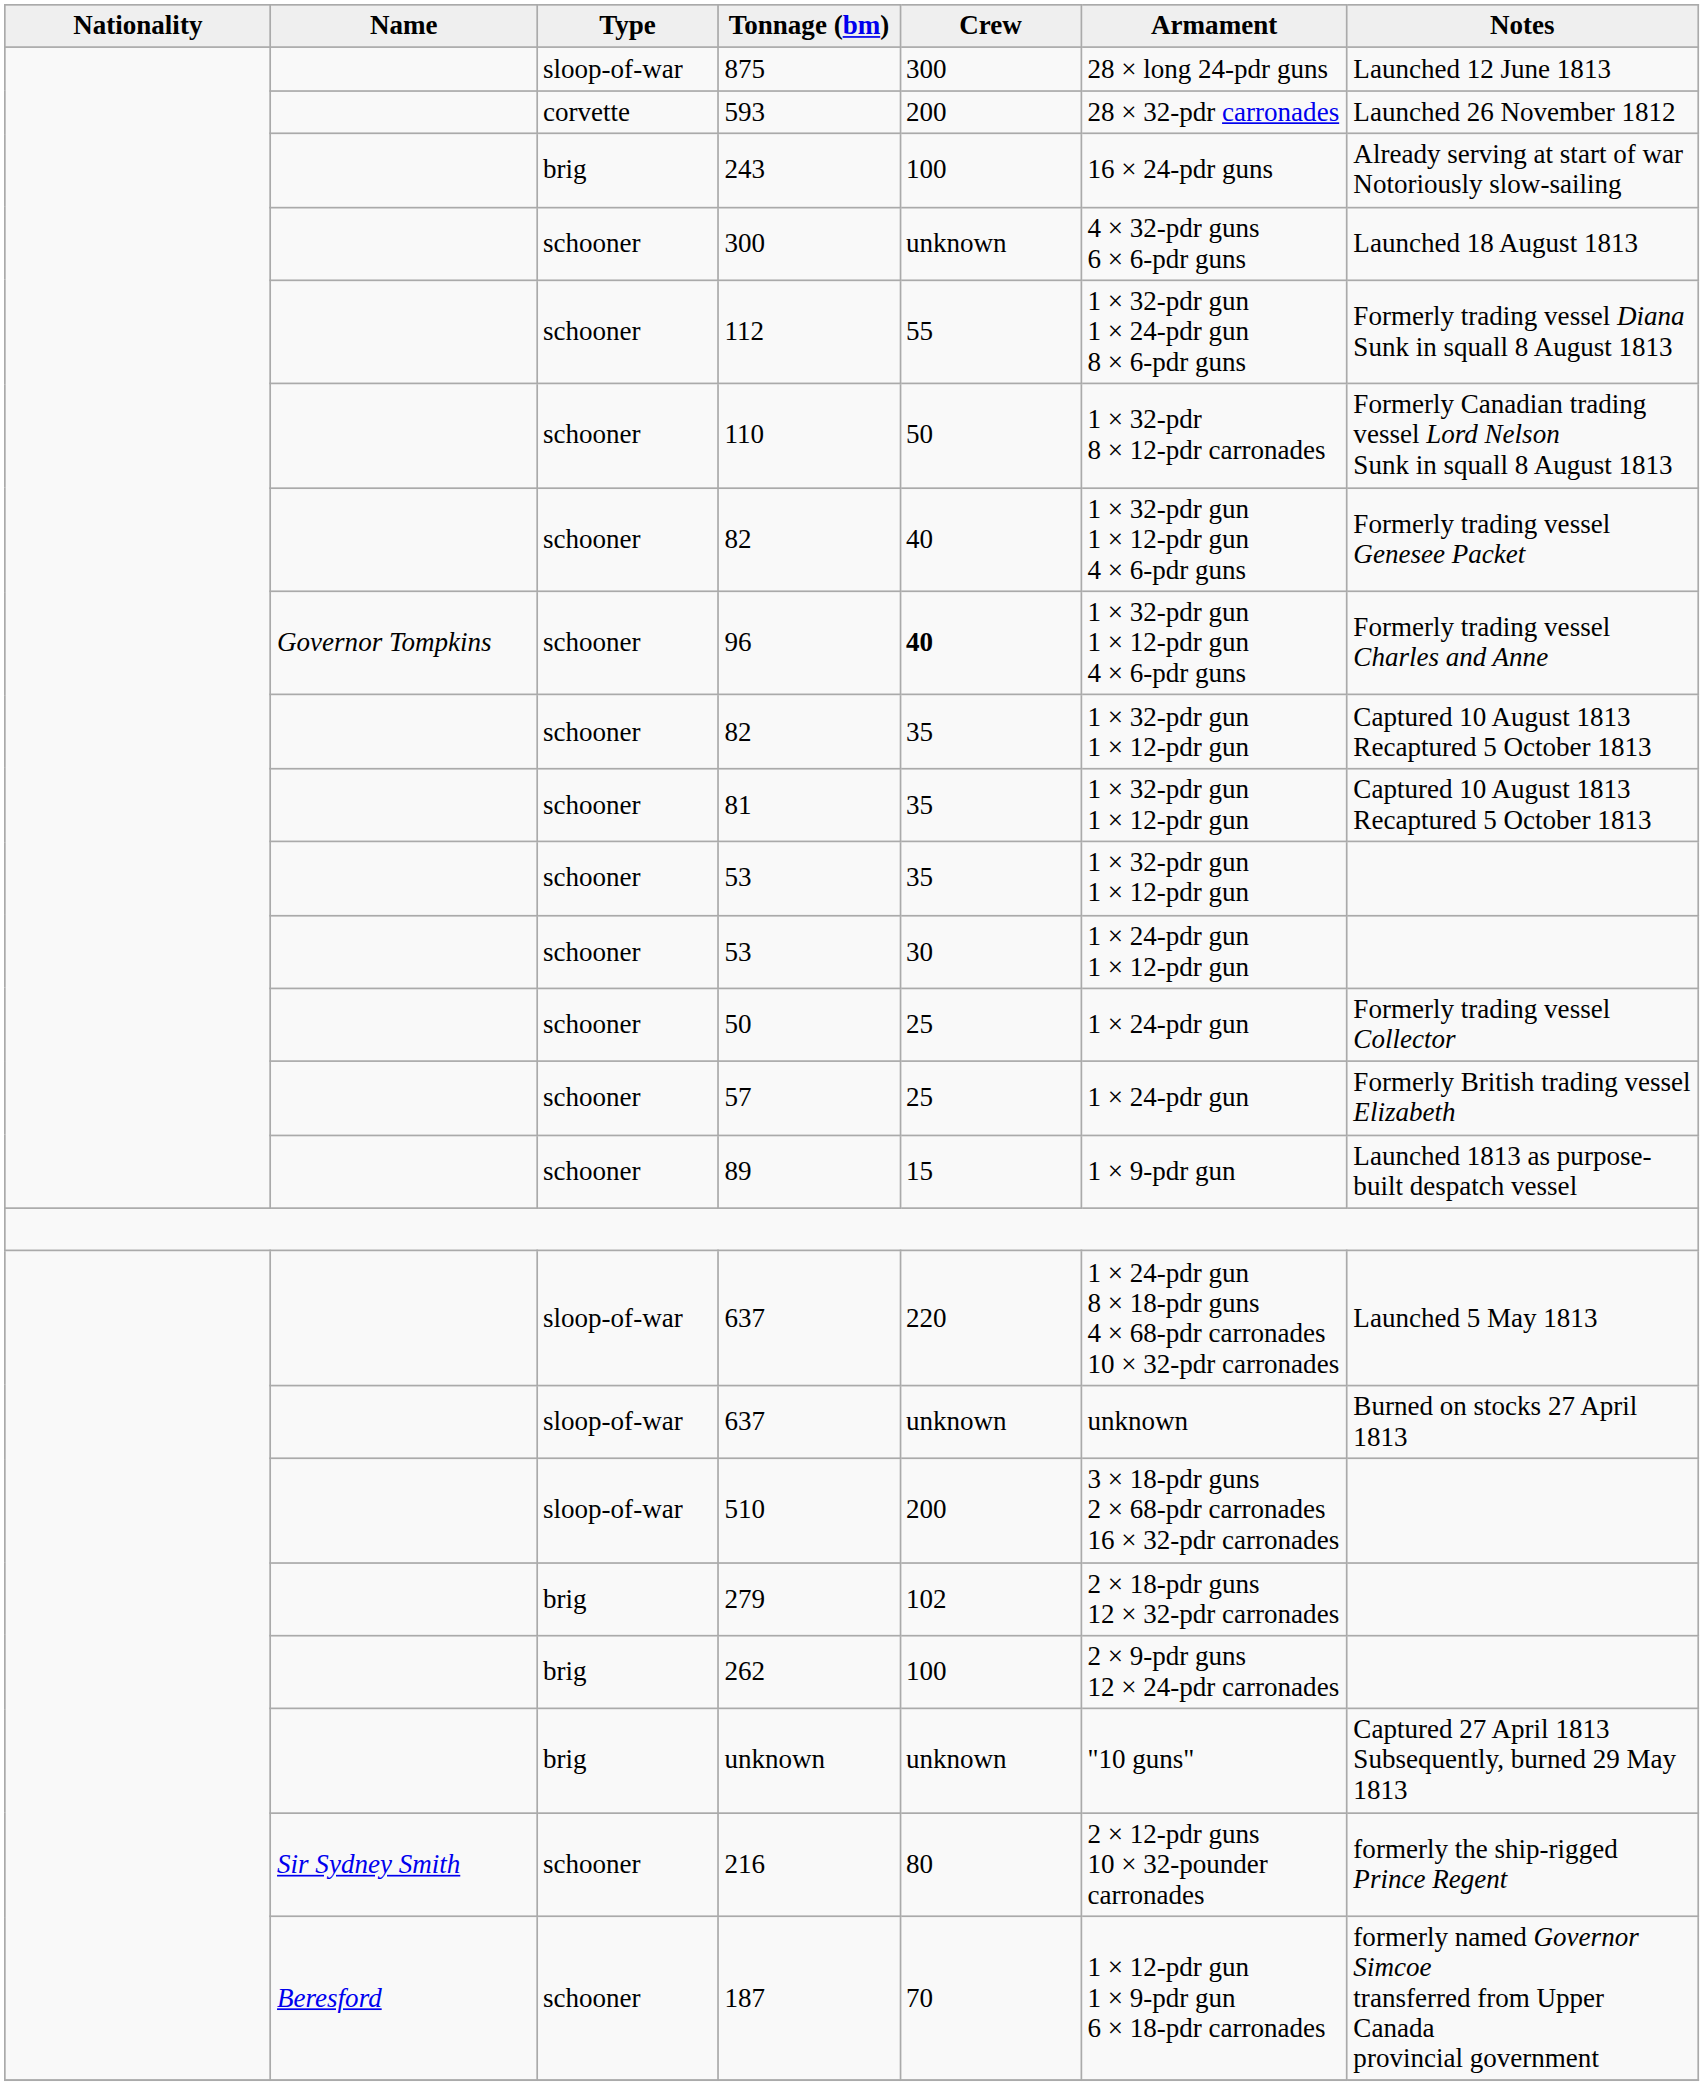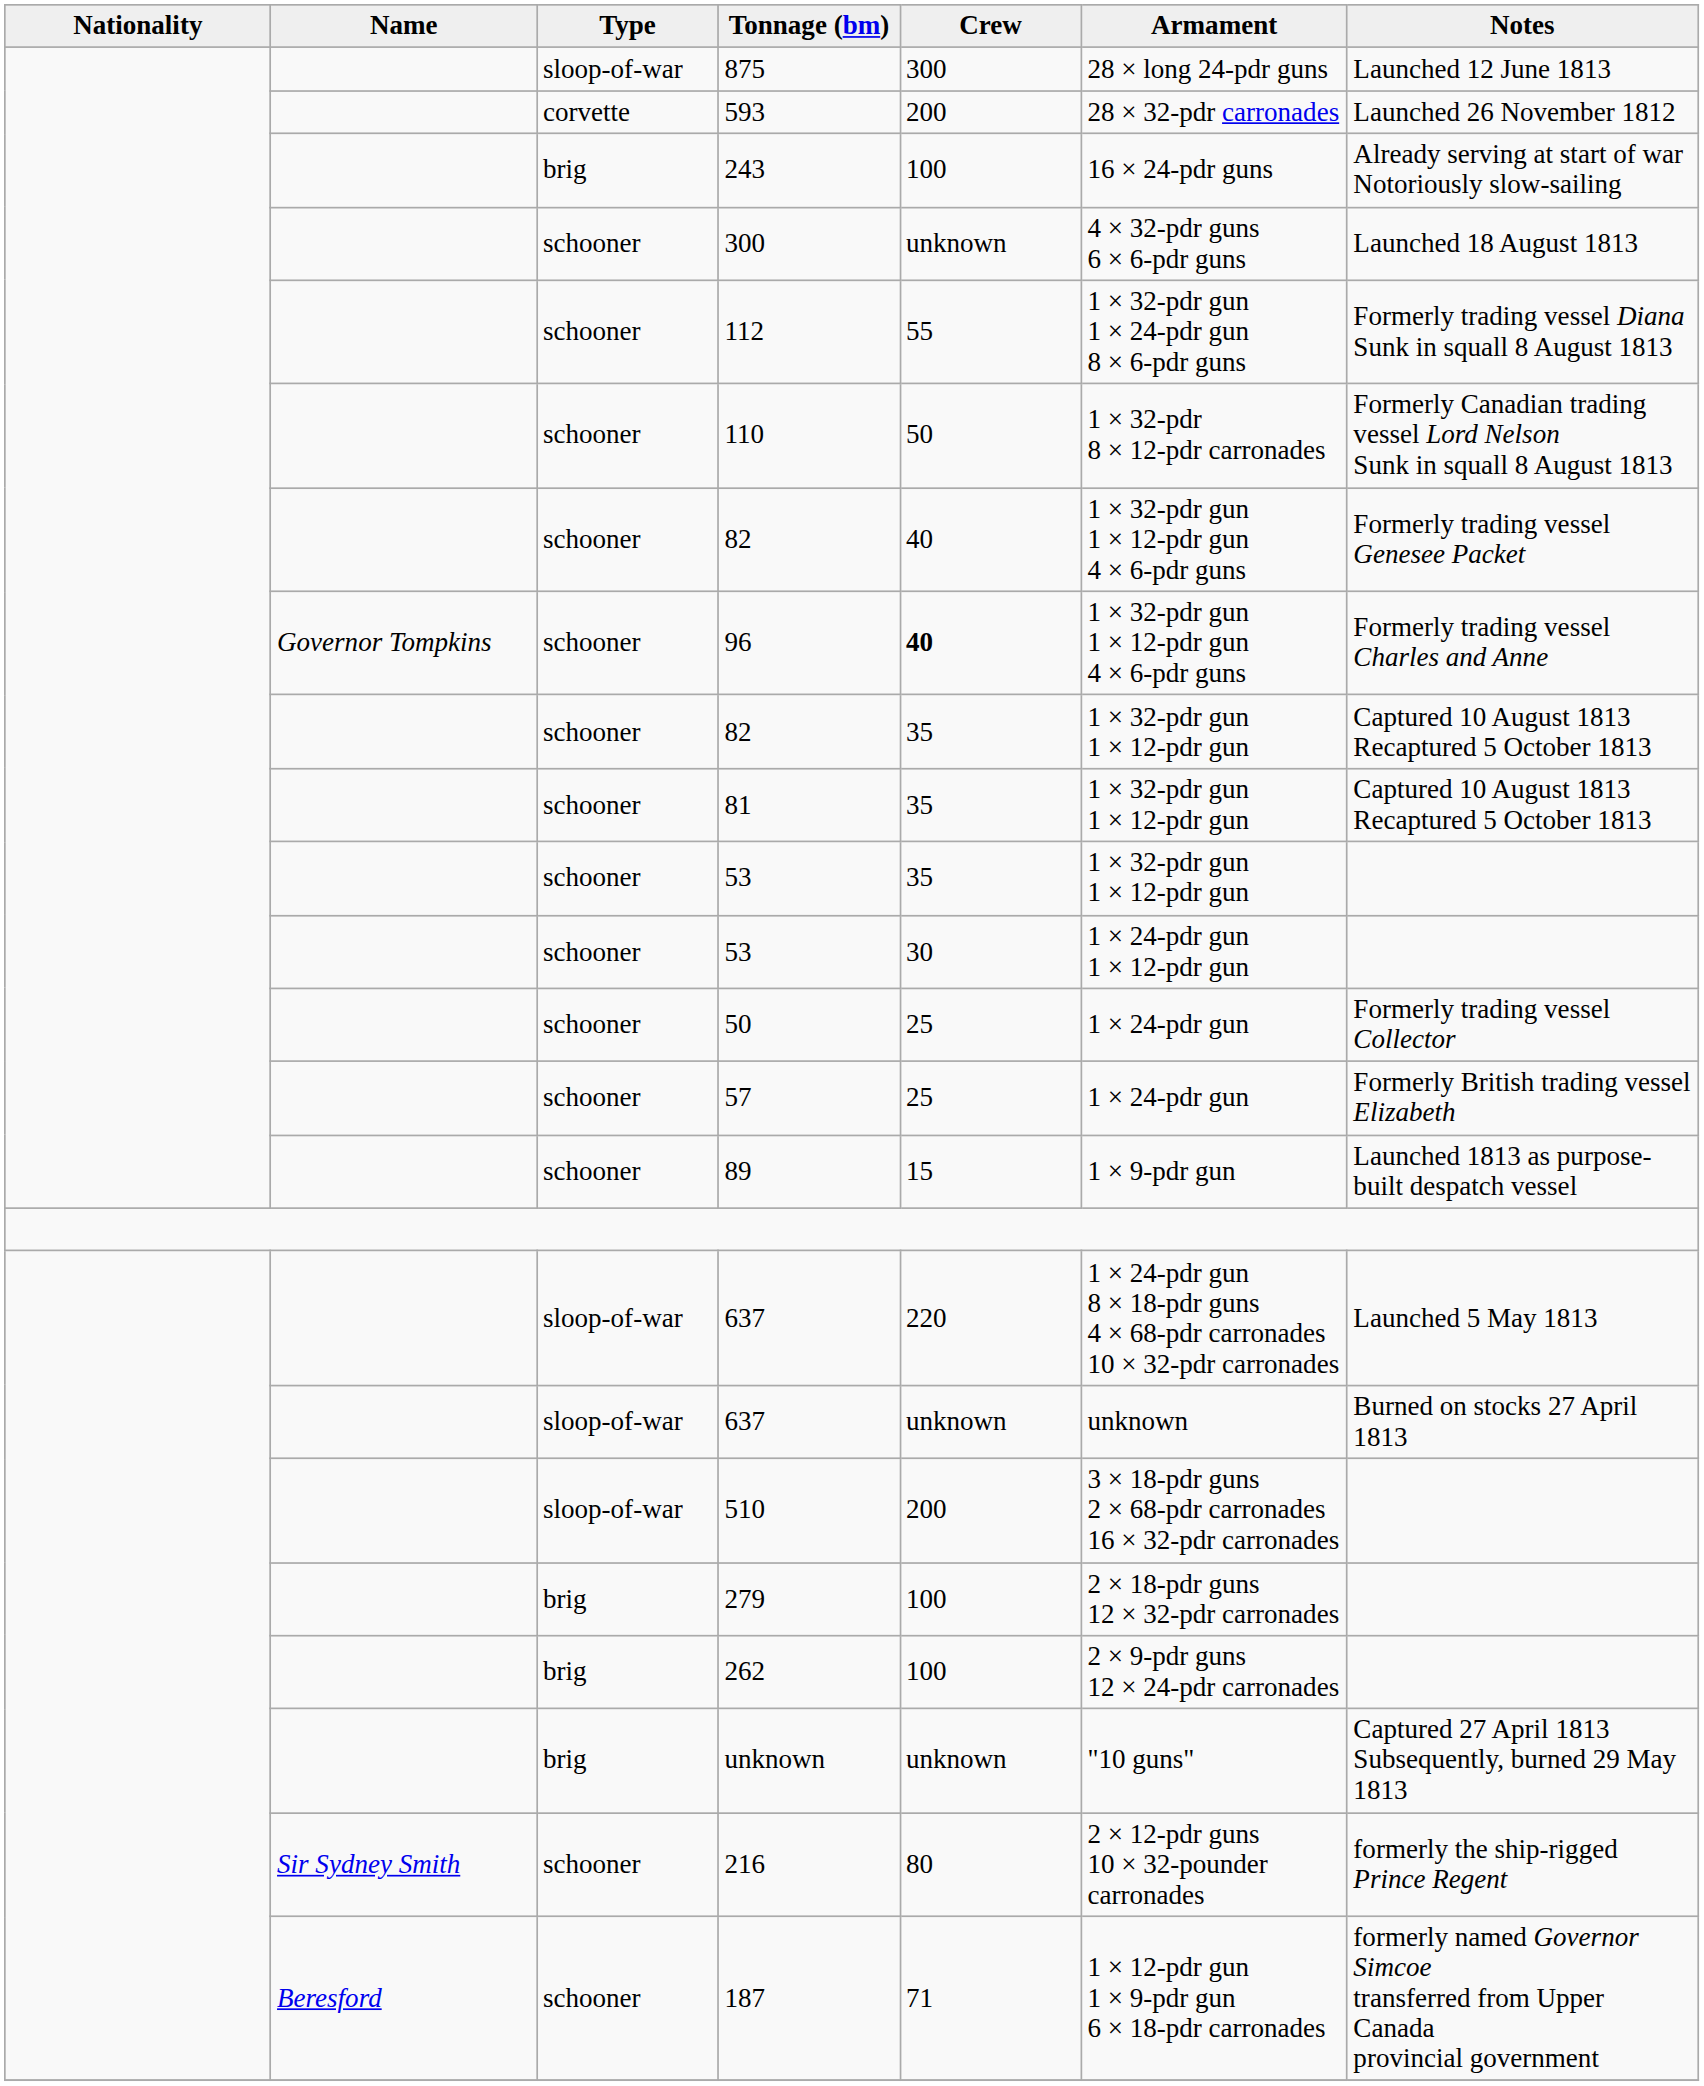(926, 1598) 102 -> (926, 1598) 100
(919, 1998) 70 -> (919, 1998) 71
